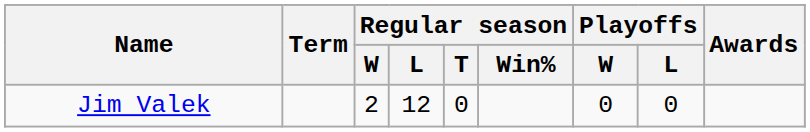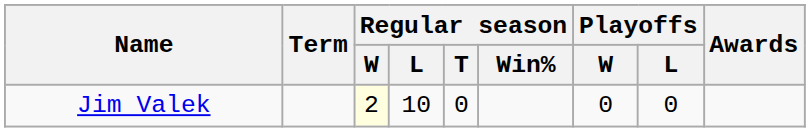(371, 106) no background -> (371, 106) lightyellow background
(416, 106) 12 -> (416, 106) 10
